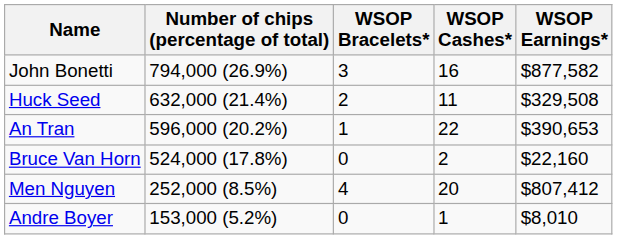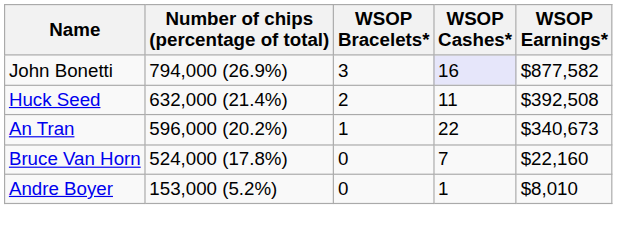(449, 70) no background -> (449, 70) lavender background
(560, 99) $329,508 -> (560, 99) $392,508
(560, 129) $390,653 -> (560, 129) $340,673
(443, 159) 2 -> (443, 159) 7
- row: (62, 188)
